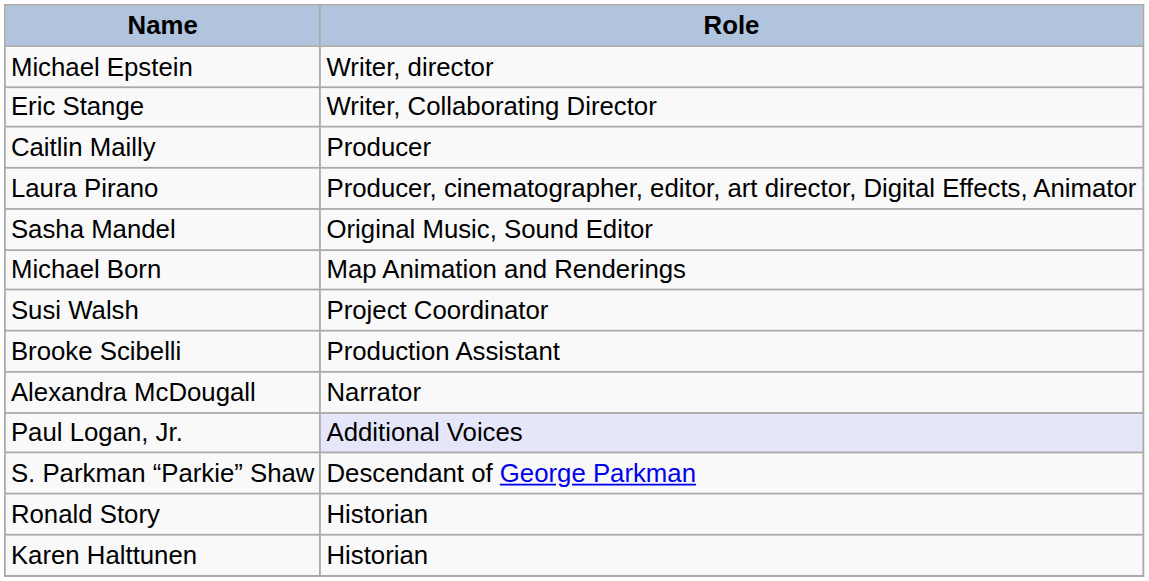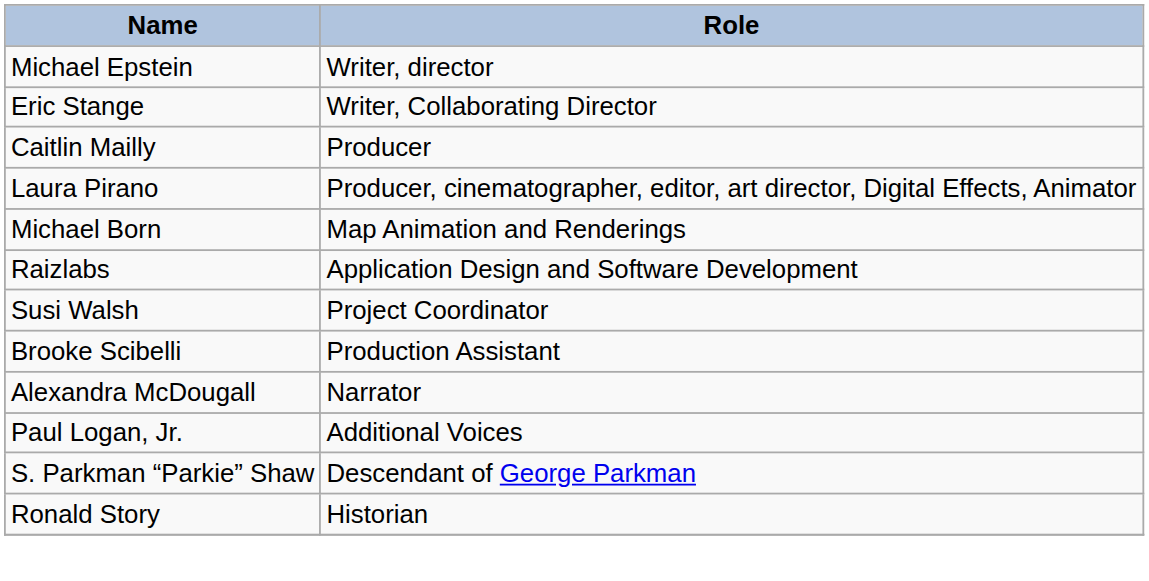- row: (93, 229)
+ row: (60, 270)
(425, 433) lavender background -> (425, 433) no background
- row: (104, 555)
